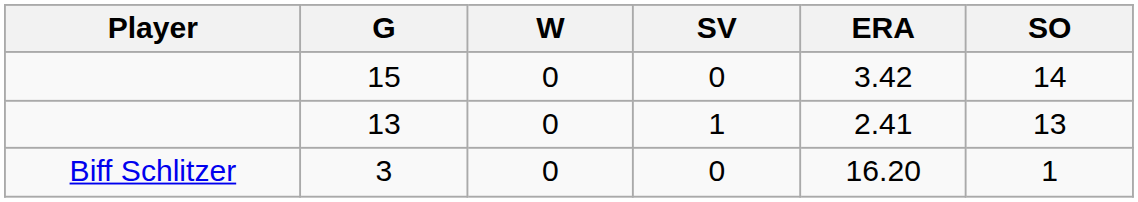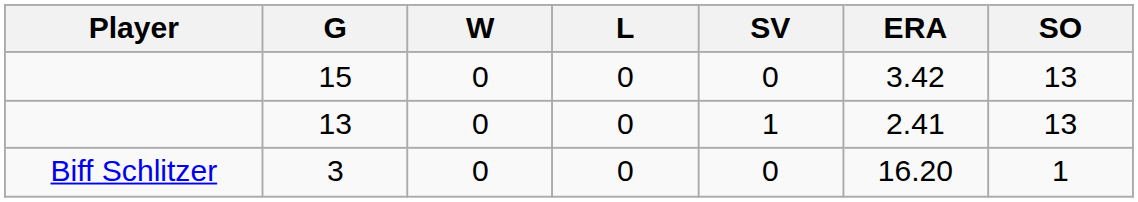+ column: (625, 28)
(1050, 76) 14 -> (1060, 76) 13
